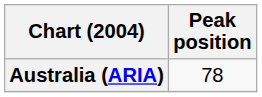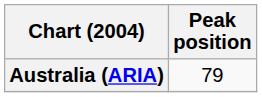(212, 75) 78 -> (212, 75) 79
